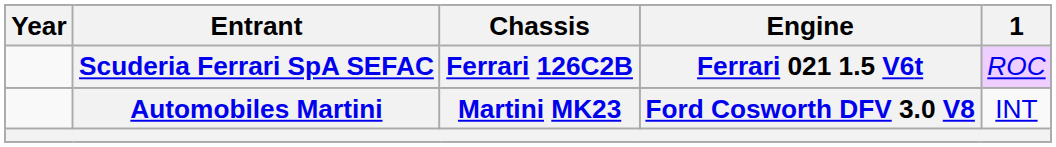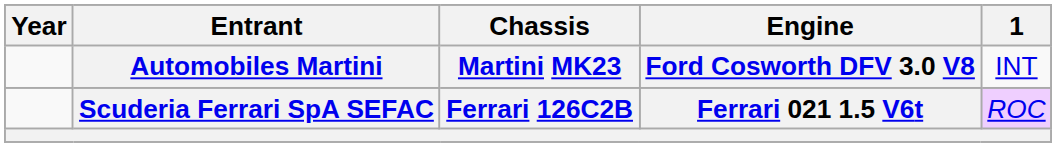rows swapped: (256, 108) <-> (256, 67)
